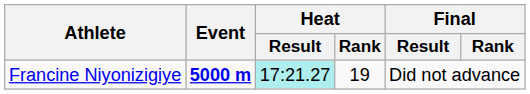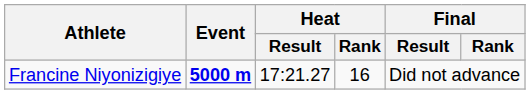(295, 75) paleturquoise background -> (295, 75) no background
(360, 75) 19 -> (360, 75) 16
